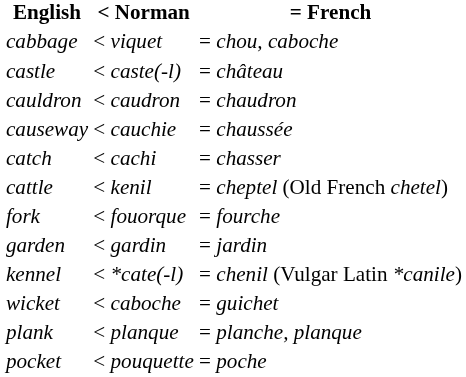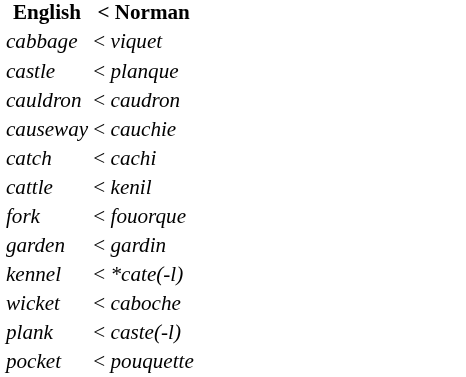- column: (331, 12)
(137, 70) < caste(-l) -> (136, 70) < planque
(136, 332) < planque -> (137, 332) < caste(-l)
